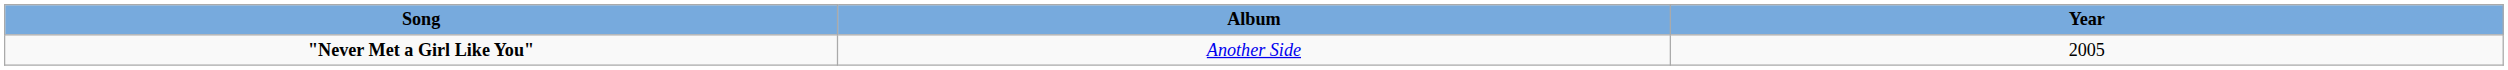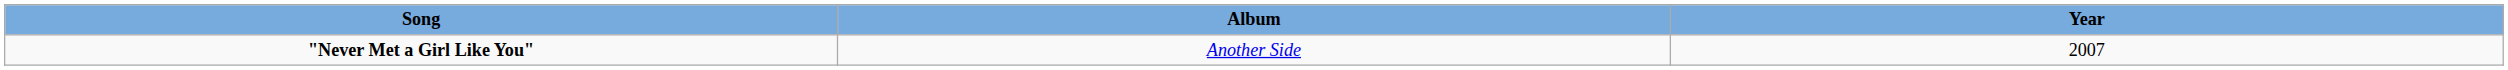(2087, 49) 2005 -> (2087, 49) 2007
